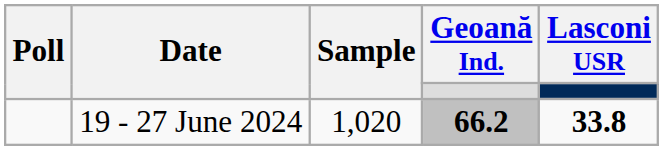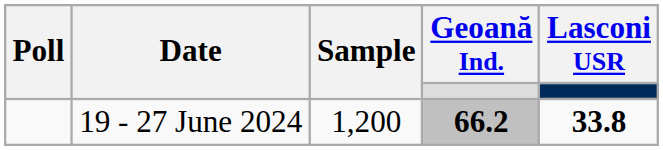(366, 121) 1,020 -> (366, 121) 1,200
